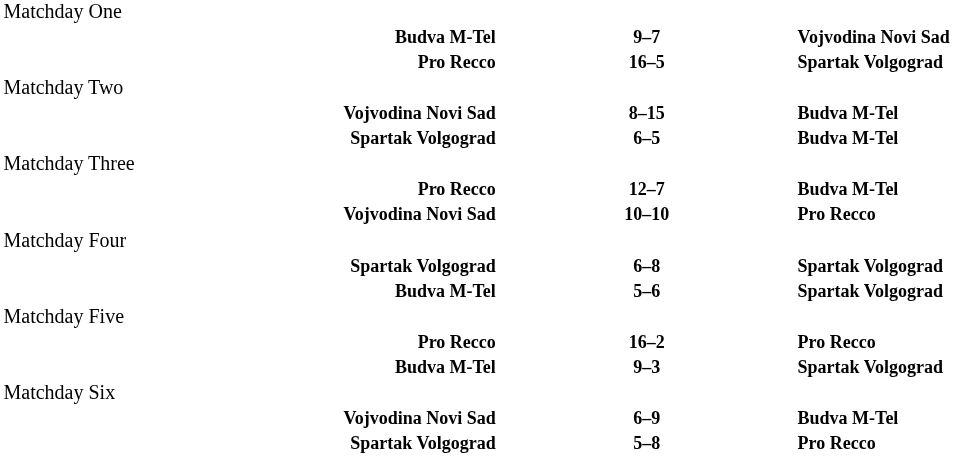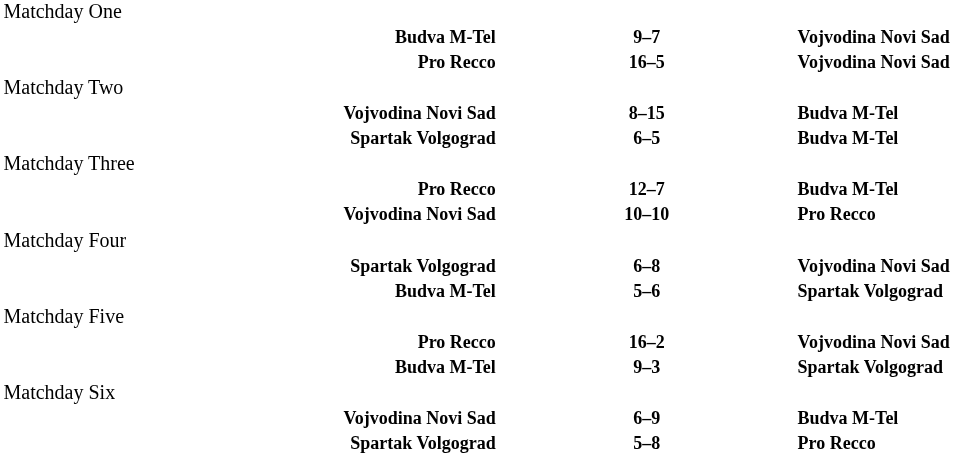(870, 62) Spartak Volgograd -> (874, 62) Vojvodina Novi Sad
(870, 265) Spartak Volgograd -> (874, 265) Vojvodina Novi Sad
(837, 342) Pro Recco -> (874, 342) Vojvodina Novi Sad
